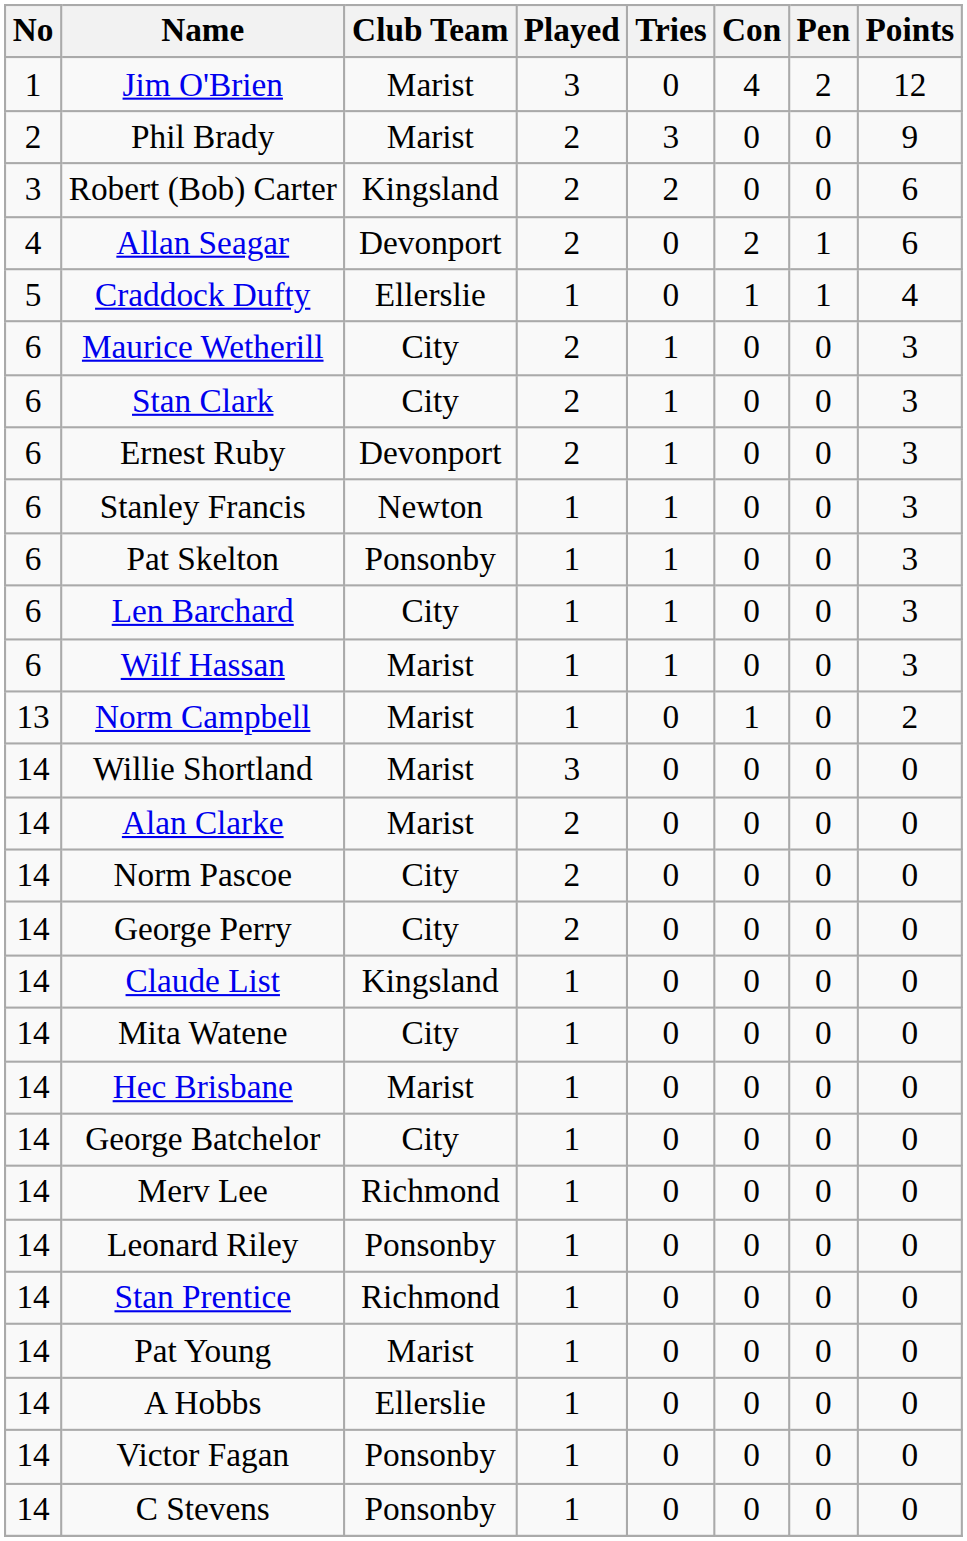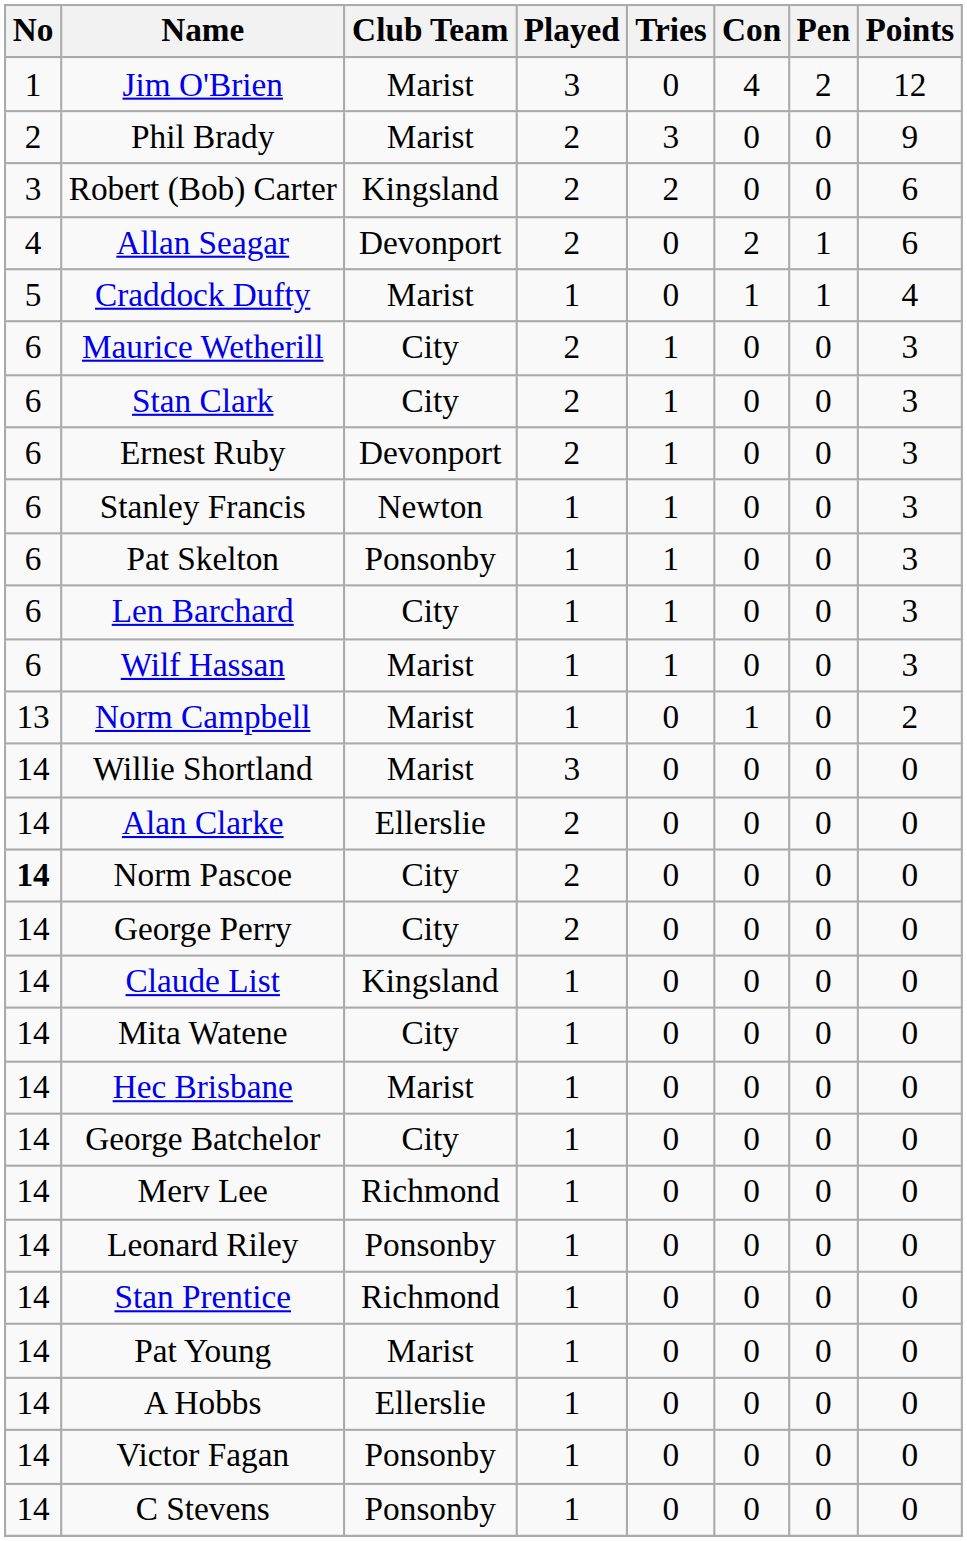(430, 294) Ellerslie -> (430, 294) Marist
(430, 822) Marist -> (430, 822) Ellerslie
(33, 875) normal -> (33, 875) bold
